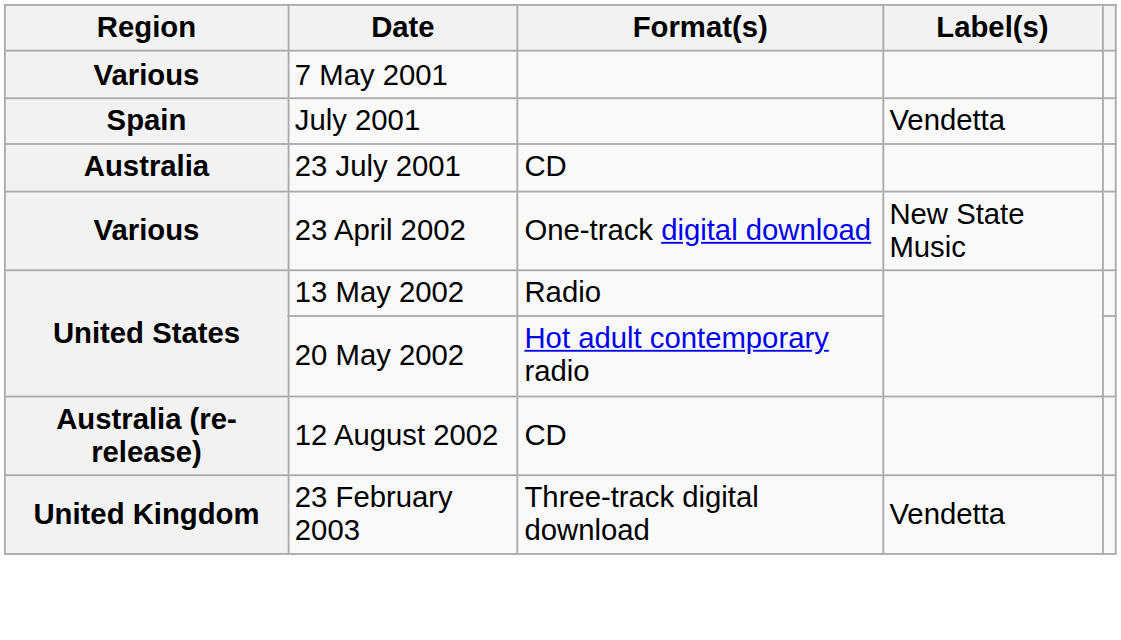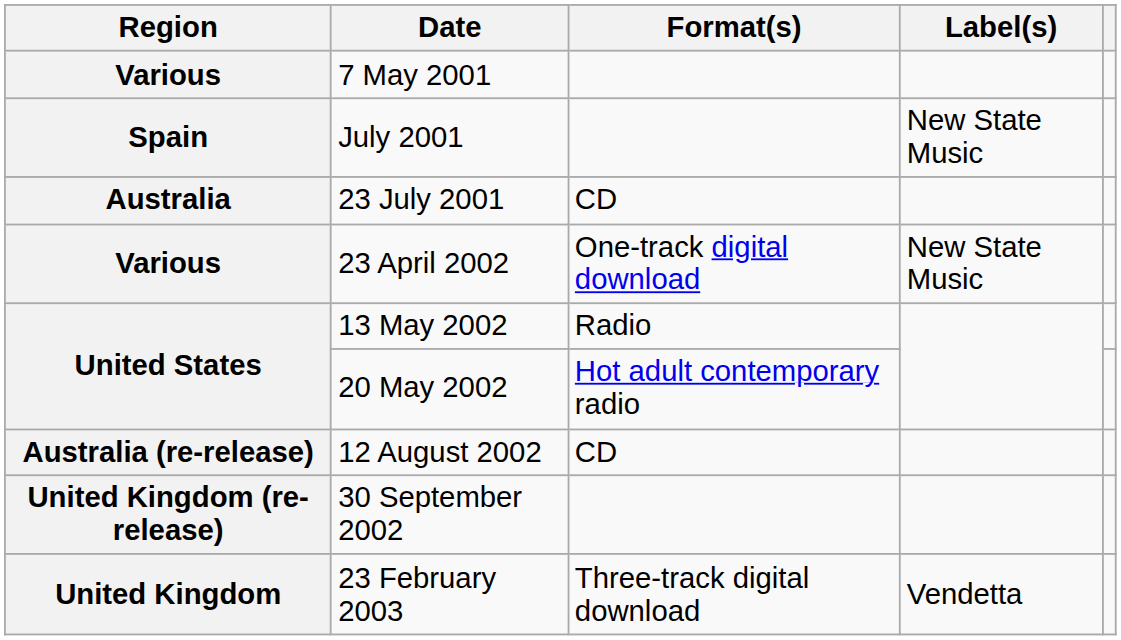(947, 120) Vendetta -> (974, 137) New State Music
+ row: (430, 514)
